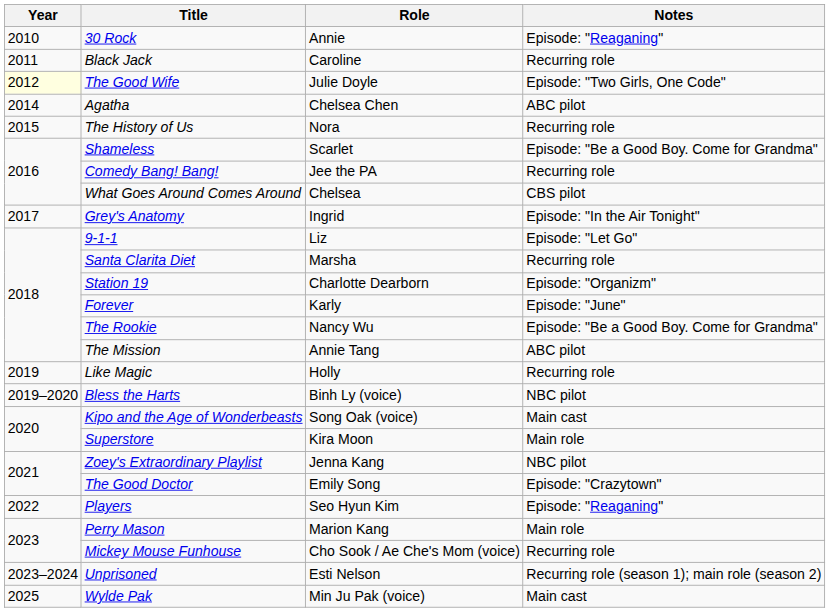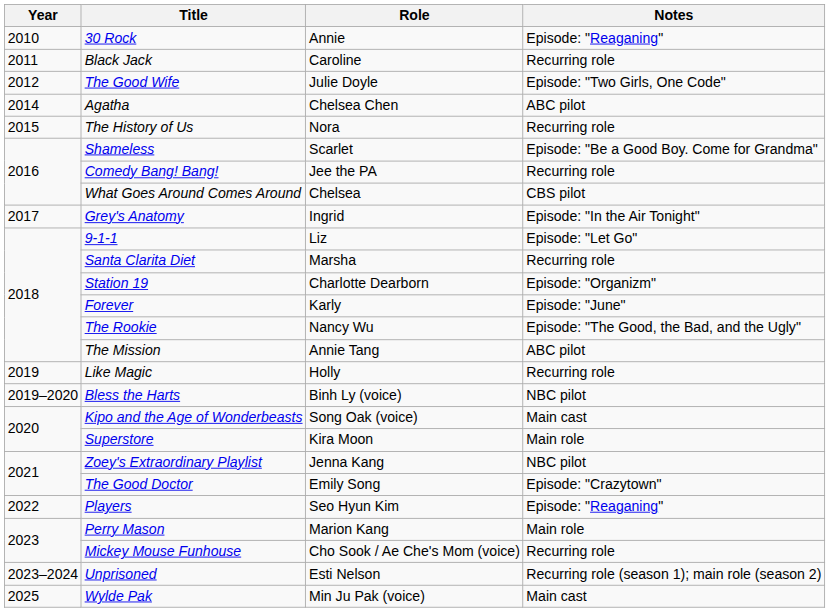(23, 82) lightyellow background -> (23, 82) no background
(672, 328) Episode: "Be a Good Boy. Come for Grandma" -> (664, 328) Episode: "The Good, the Bad, and the Ugly"
